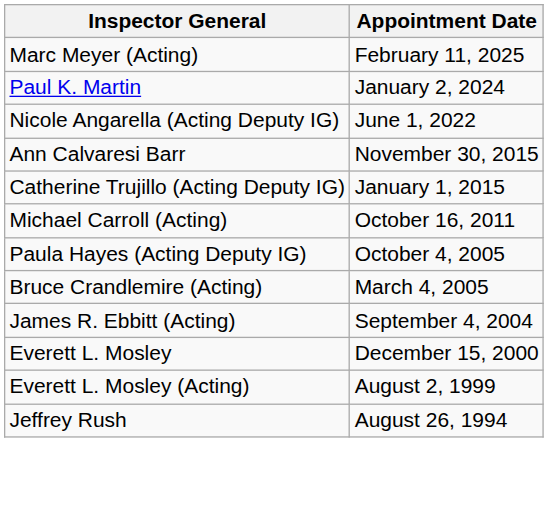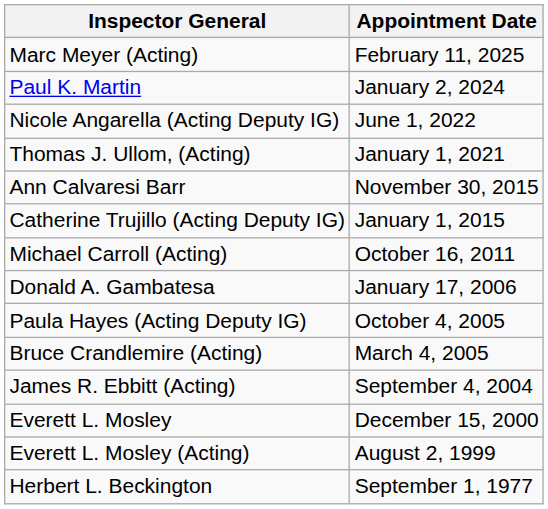+ row: (130, 154)
+ row: (112, 287)
- row: (68, 420)
+ row: (111, 486)
